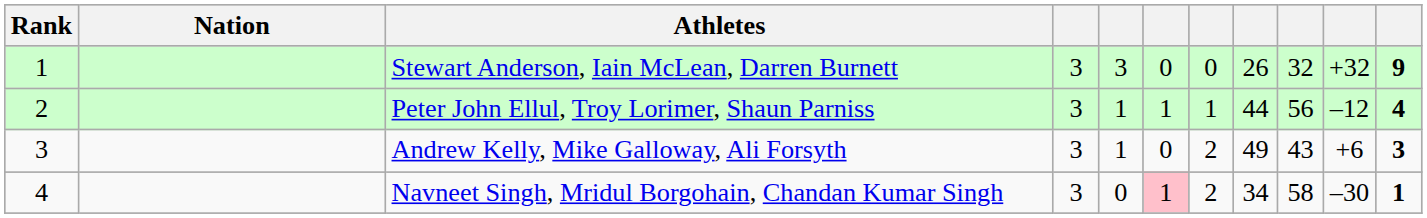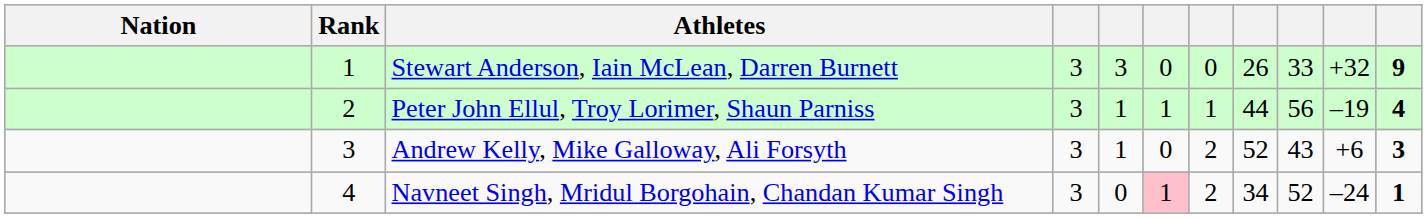columns swapped: (42, 25) <-> (232, 25)
(1300, 66) 32 -> (1300, 66) 33
(1350, 108) –12 -> (1350, 108) –19
(1256, 150) 49 -> (1256, 150) 52
(1300, 191) 58 -> (1300, 191) 52
(1350, 191) –30 -> (1350, 191) –24
